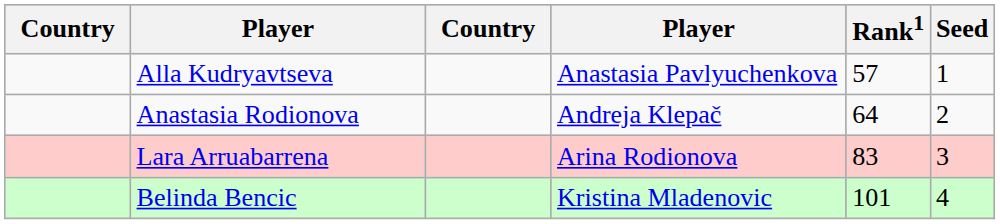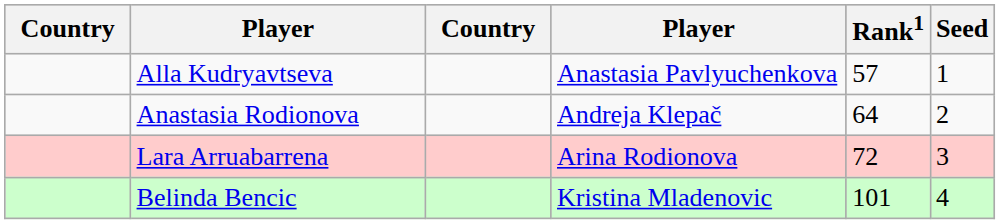(865, 156) 83 -> (865, 156) 72
